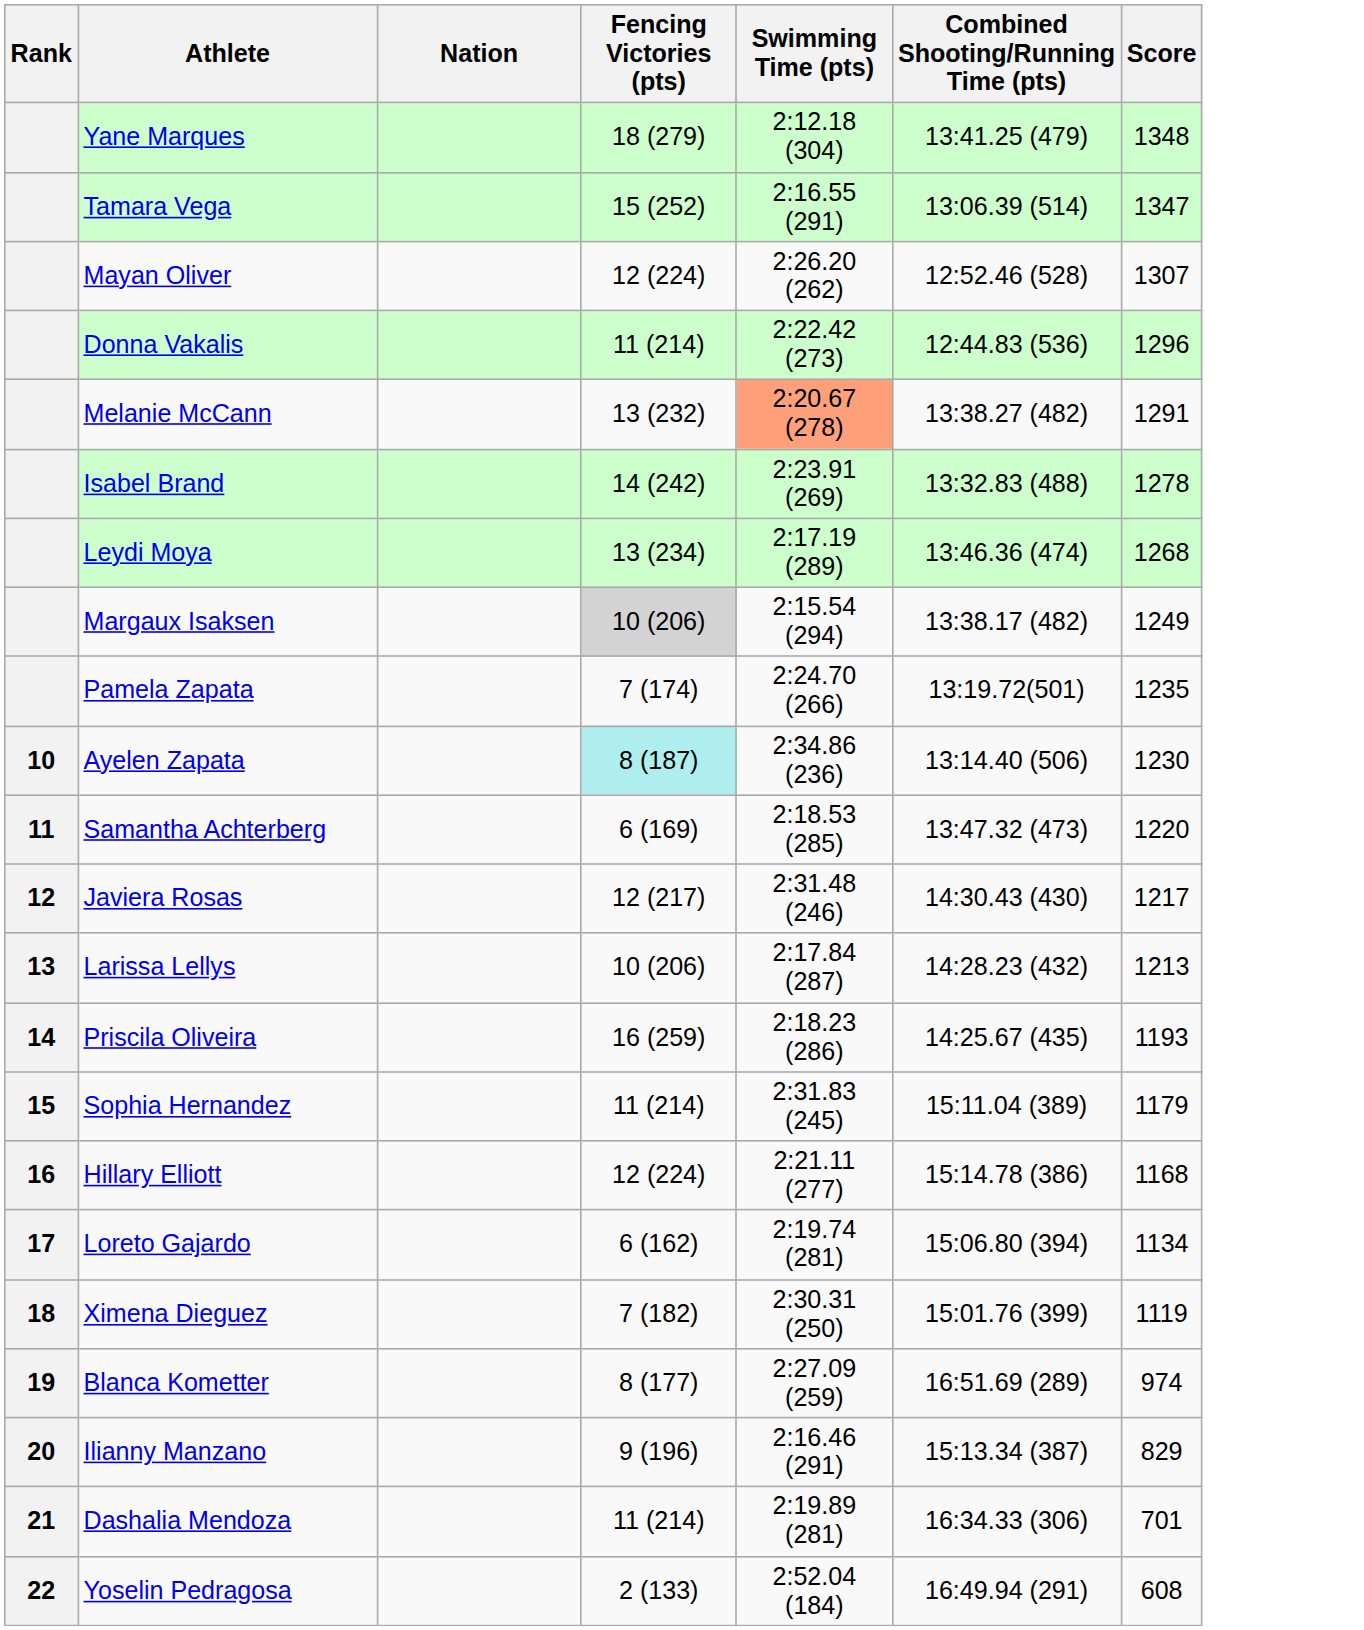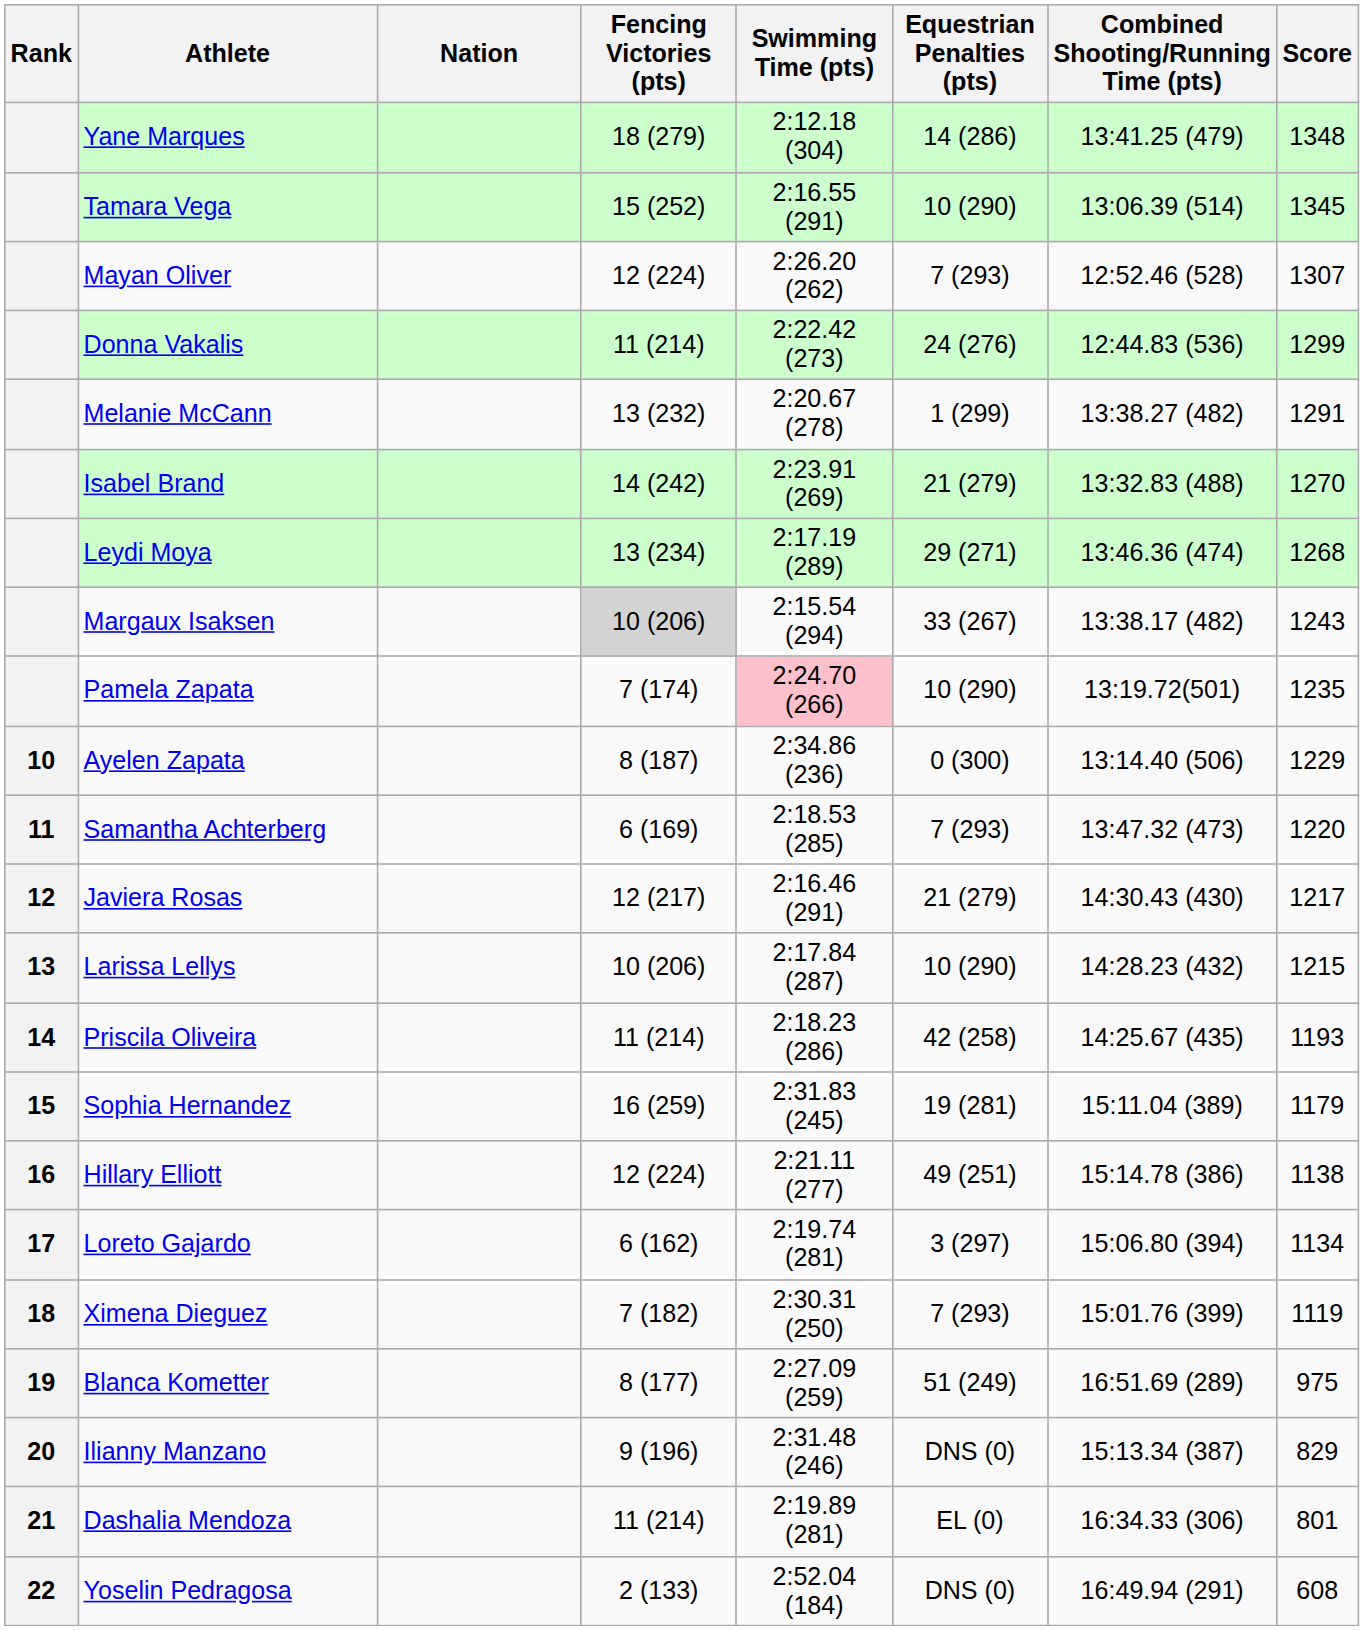+ column: (970, 53)
(1162, 205) 1347 -> (1317, 205) 1345
(1162, 344) 1296 -> (1317, 344) 1299
(814, 413) lightsalmon background -> (814, 413) no background
(1162, 482) 1278 -> (1317, 482) 1270
(1162, 621) 1249 -> (1317, 621) 1243
(814, 690) no background -> (814, 690) pink background
(659, 759) paleturquoise background -> (659, 759) no background
(1162, 759) 1230 -> (1317, 759) 1229
(814, 897) 2:31.48 (246) -> (814, 897) 2:16.46 (291)
(1162, 967) 1213 -> (1317, 967) 1215
(659, 1036) 16 (259) -> (659, 1036) 11 (214)
(659, 1105) 11 (214) -> (659, 1105) 16 (259)
(1162, 1174) 1168 -> (1317, 1174) 1138
(1162, 1382) 974 -> (1317, 1382) 975
(814, 1451) 2:16.46 (291) -> (814, 1451) 2:31.48 (246)
(1162, 1520) 701 -> (1317, 1520) 801
